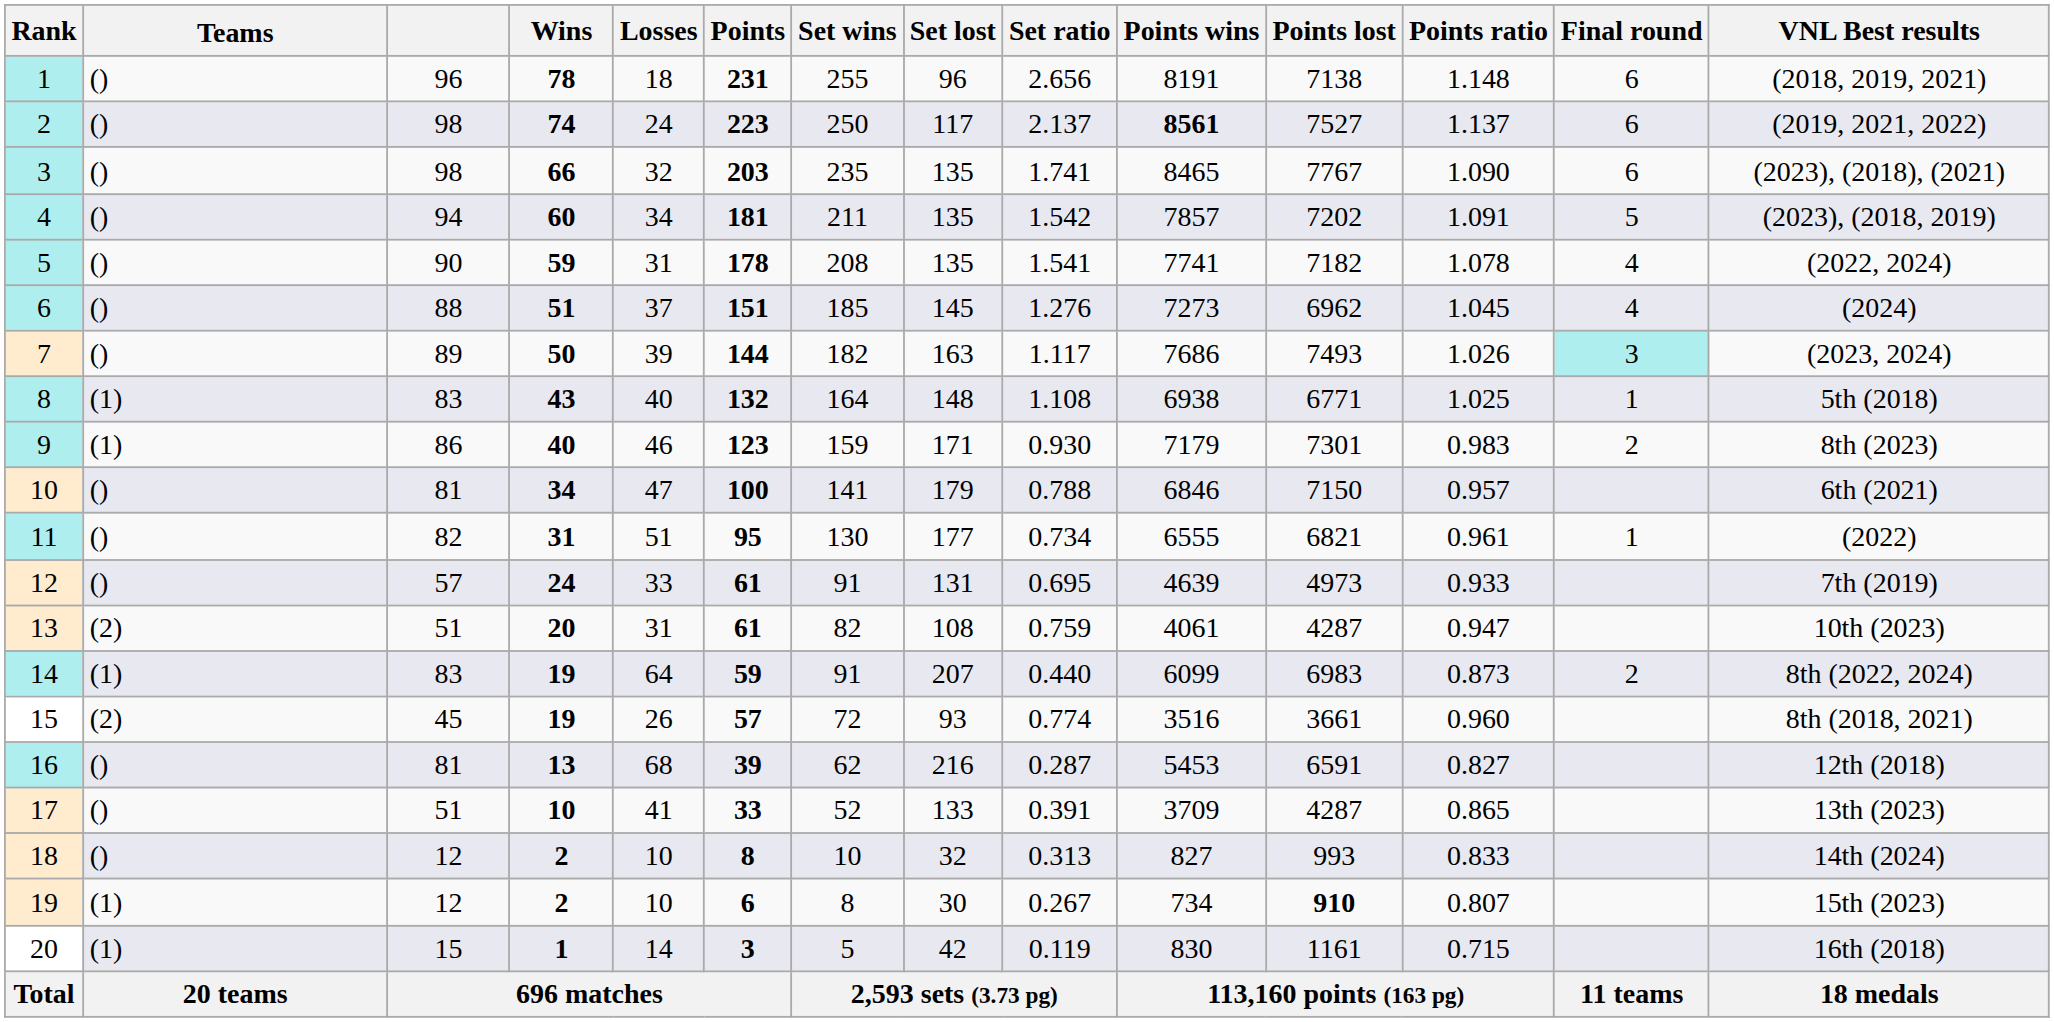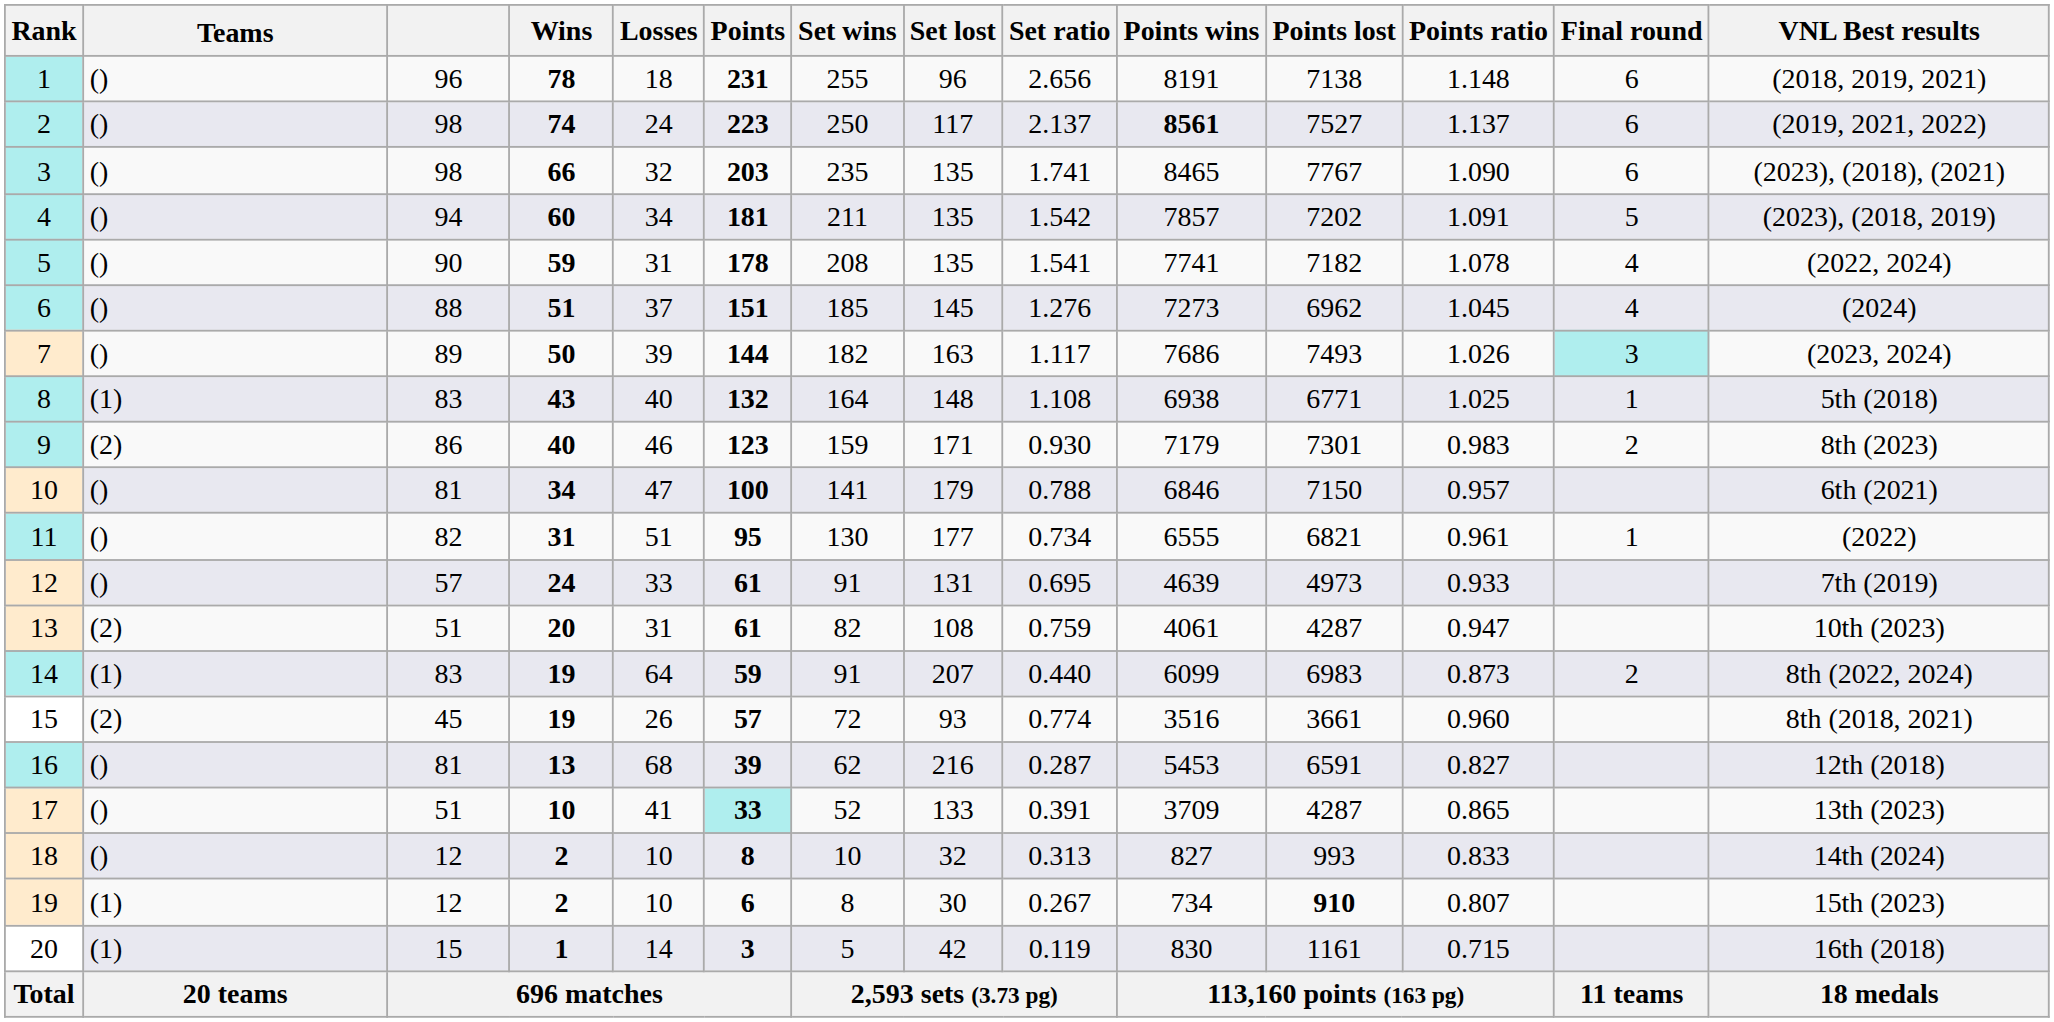(106, 444) (1) -> (106, 444) (2)
(748, 810) no background -> (748, 810) paleturquoise background
